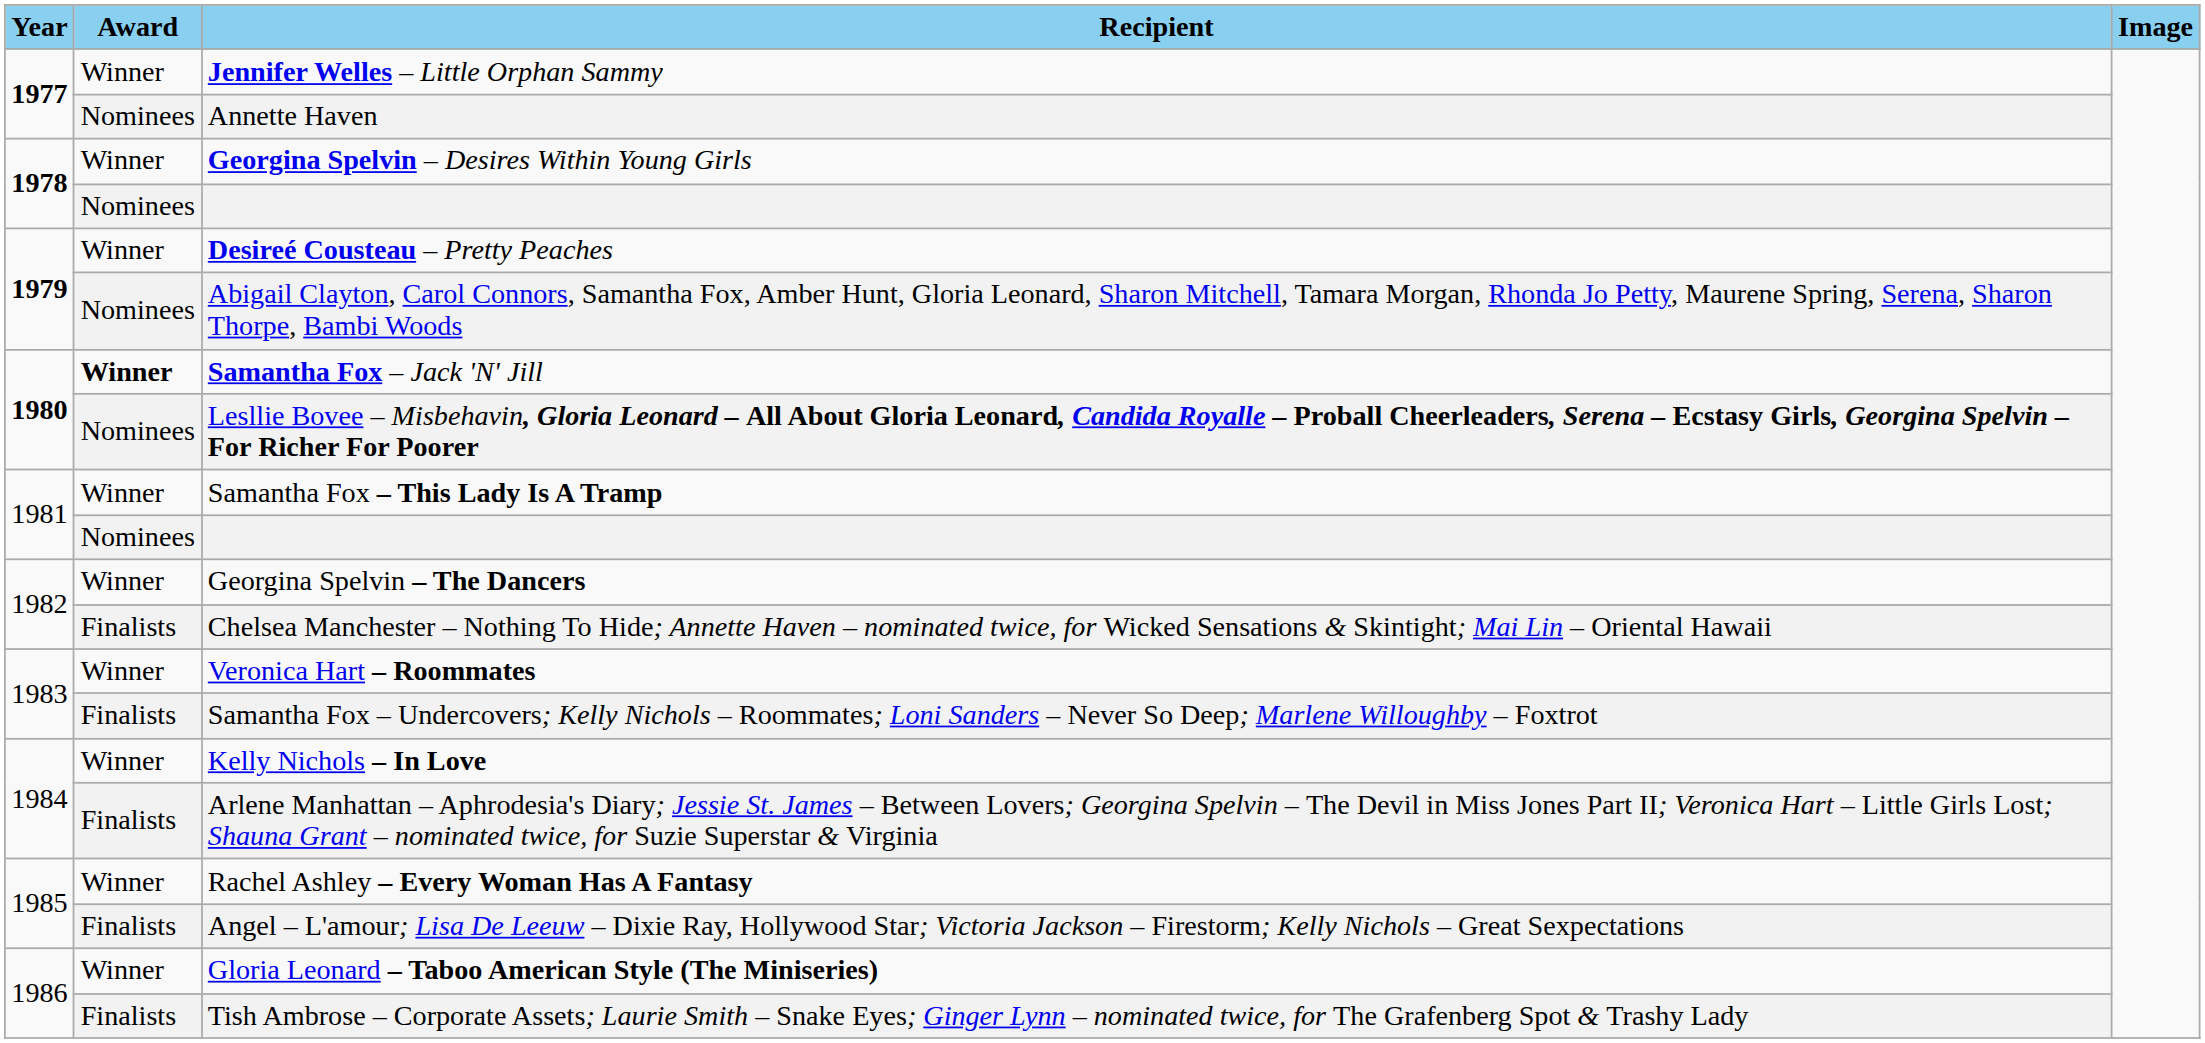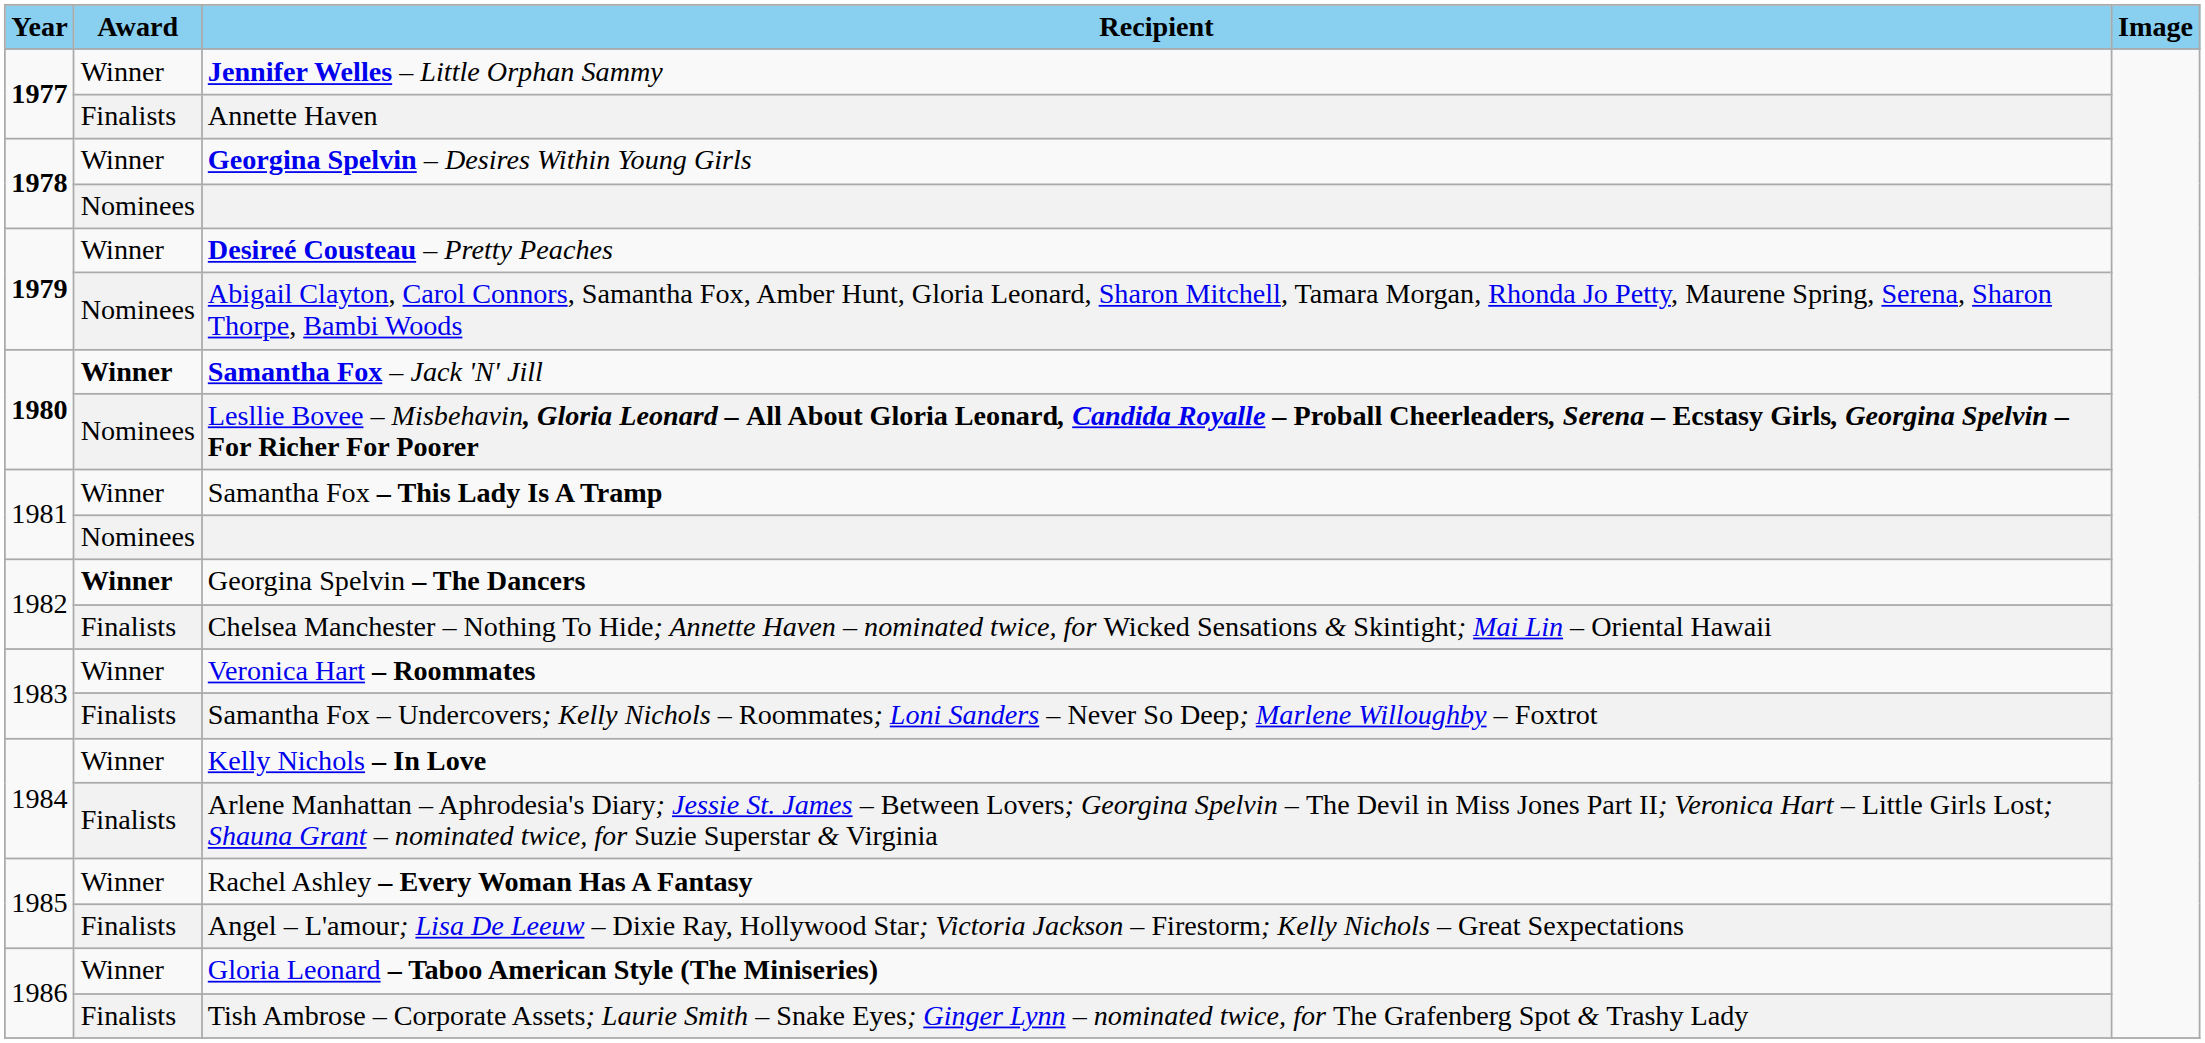(138, 116) Nominees -> (128, 116) Finalists
(122, 581) normal -> (127, 581) bold
